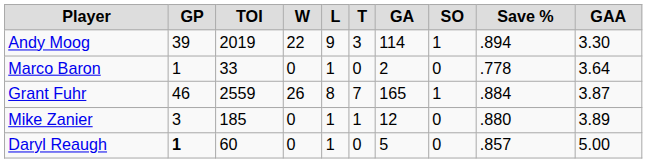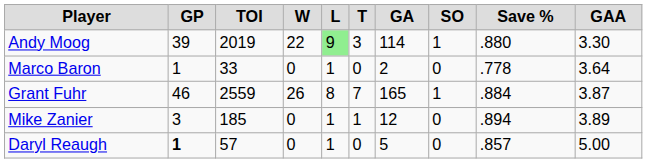(330, 42) no background -> (330, 42) lightgreen background
(495, 42) .894 -> (495, 42) .880
(495, 119) .880 -> (495, 119) .894
(229, 145) 60 -> (229, 145) 57
